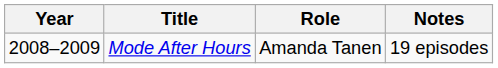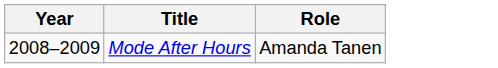- column: (439, 18)
